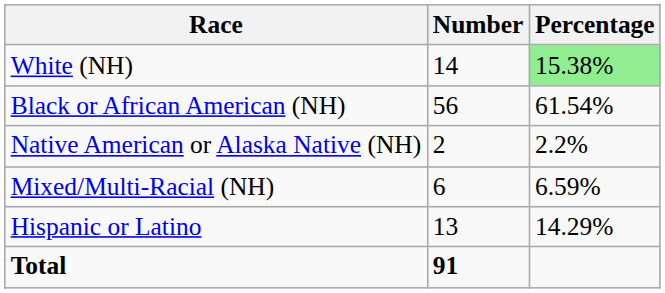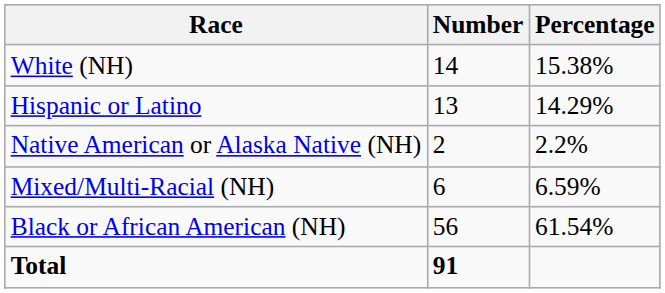(574, 65) lightgreen background -> (574, 65) no background
rows swapped: (178, 105) <-> (106, 226)
